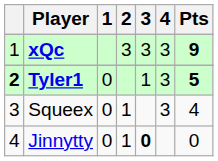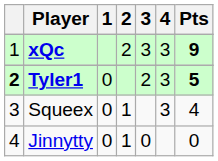(126, 49) 3 -> (126, 49) 2
(146, 79) 1 -> (146, 79) 2
(146, 140) bold -> (146, 140) normal
